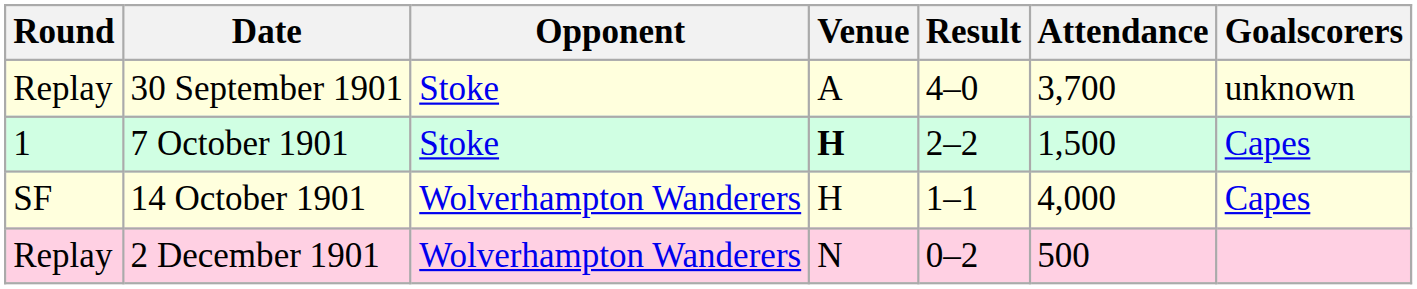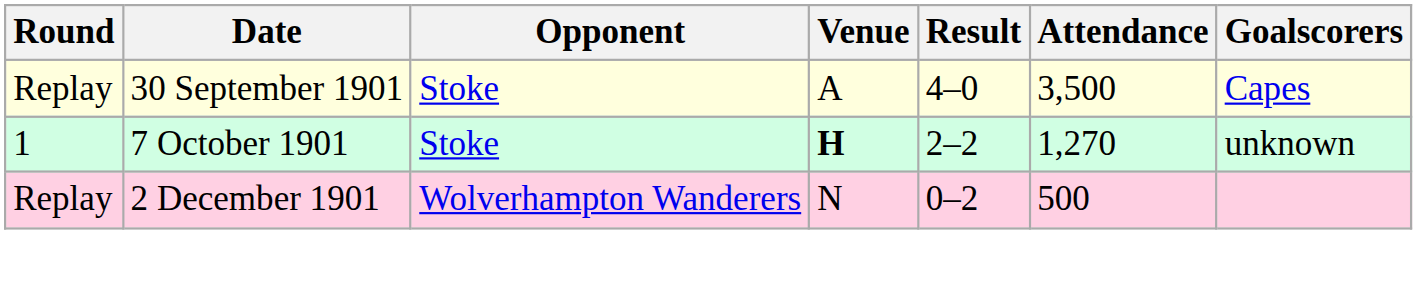(1077, 87) 3,700 -> (1077, 87) 3,500
(1290, 87) unknown -> (1268, 87) Capes
(1077, 143) 1,500 -> (1077, 143) 1,270
(1268, 143) Capes -> (1290, 143) unknown
- row: (248, 198)
